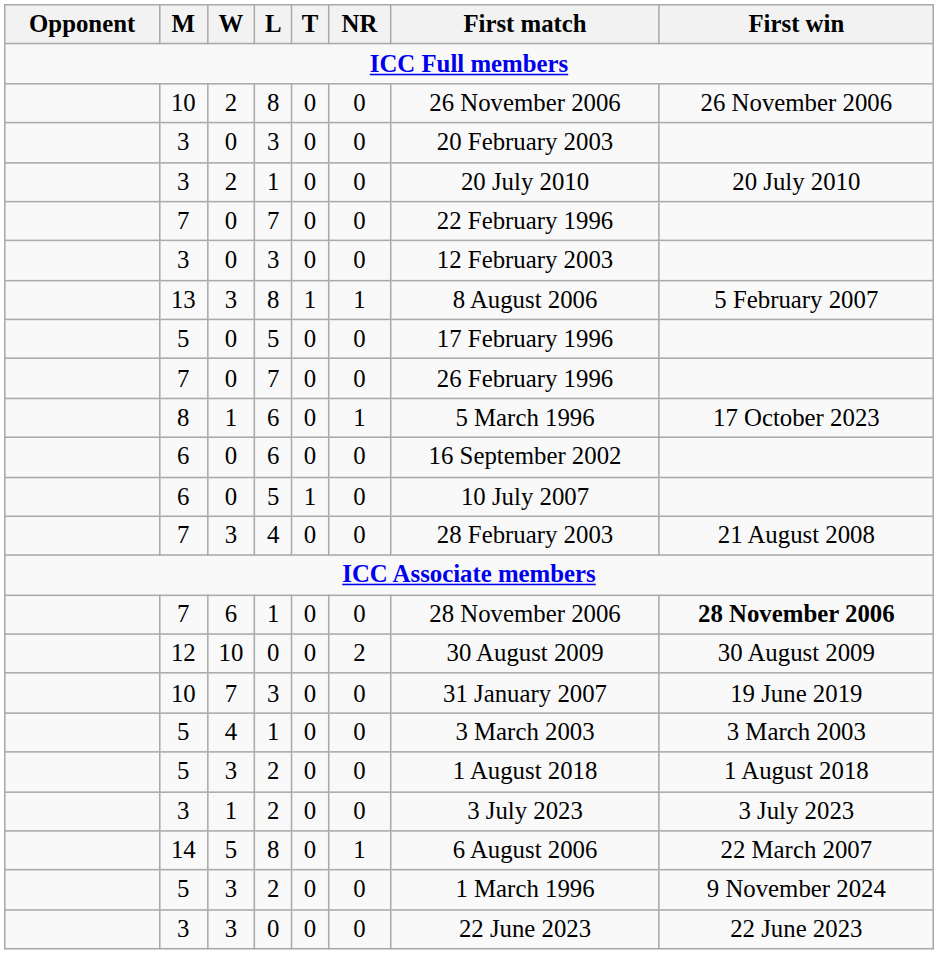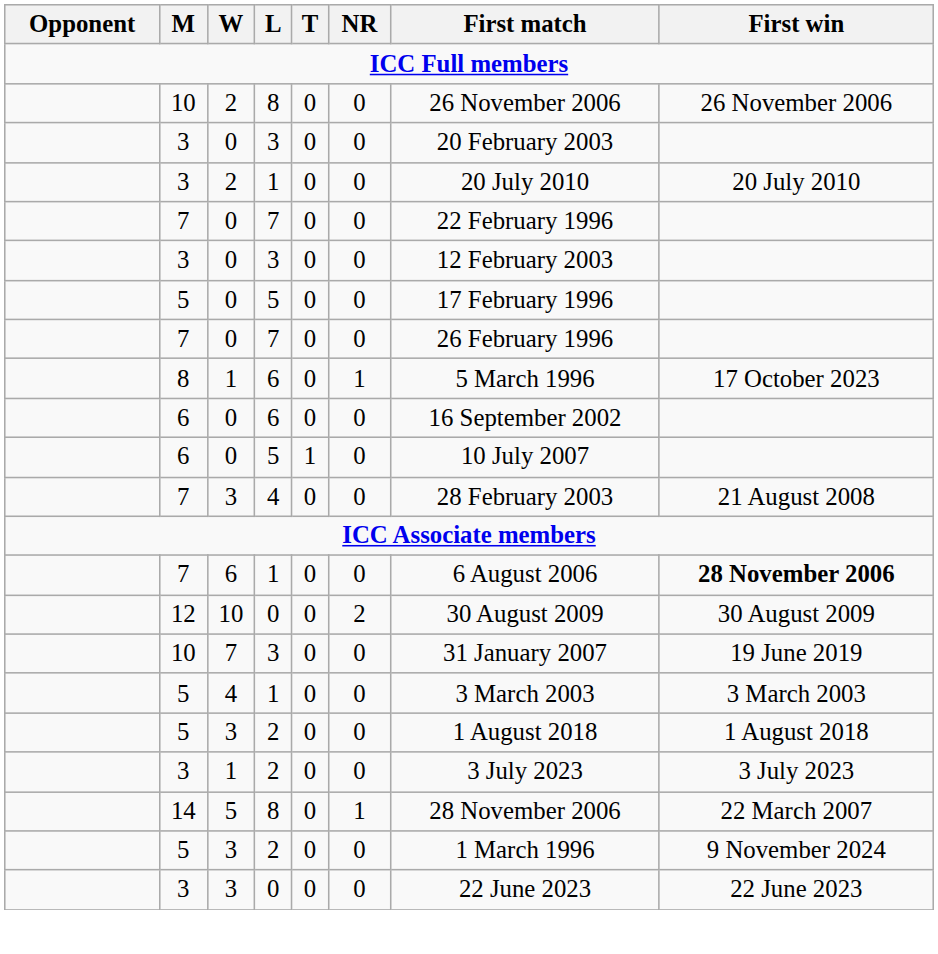- row: (183, 299)
(525, 614) 28 November 2006 -> (525, 574) 6 August 2006
(525, 850) 6 August 2006 -> (525, 810) 28 November 2006
